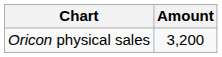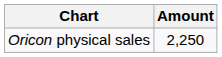(185, 40) 3,200 -> (185, 40) 2,250
